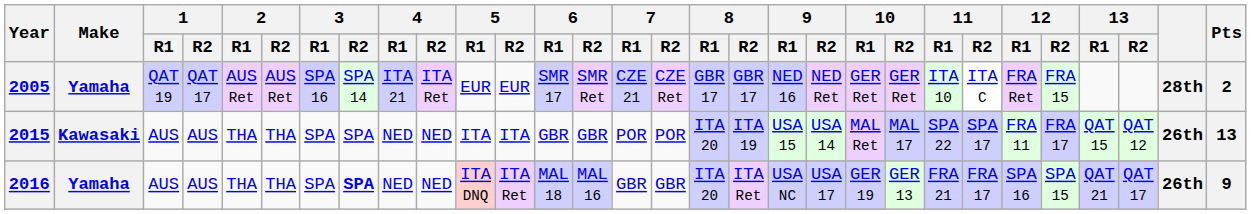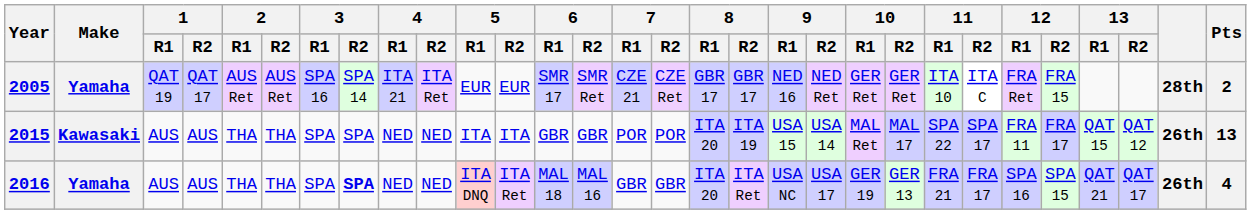(1227, 185) 9 -> (1227, 185) 4
